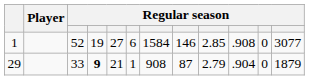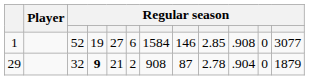(77, 63) 33 -> (77, 63) 32
(133, 63) 1 -> (133, 63) 2
(214, 63) 2.79 -> (214, 63) 2.78
